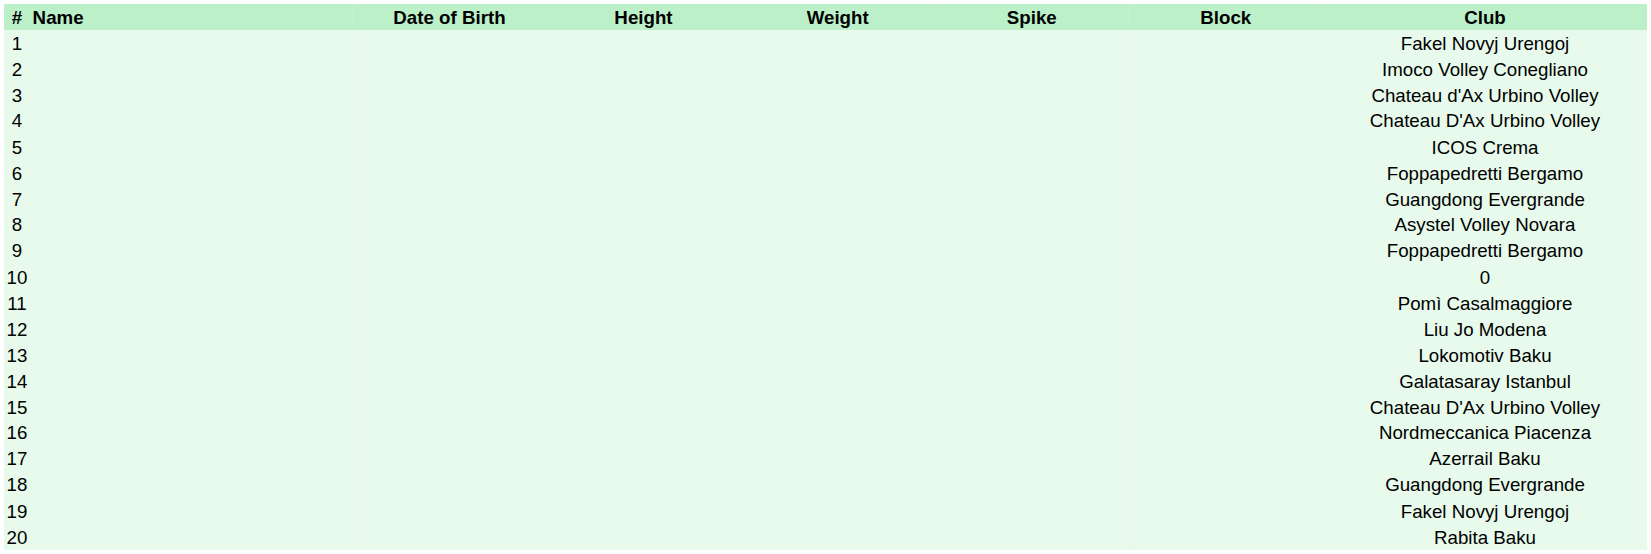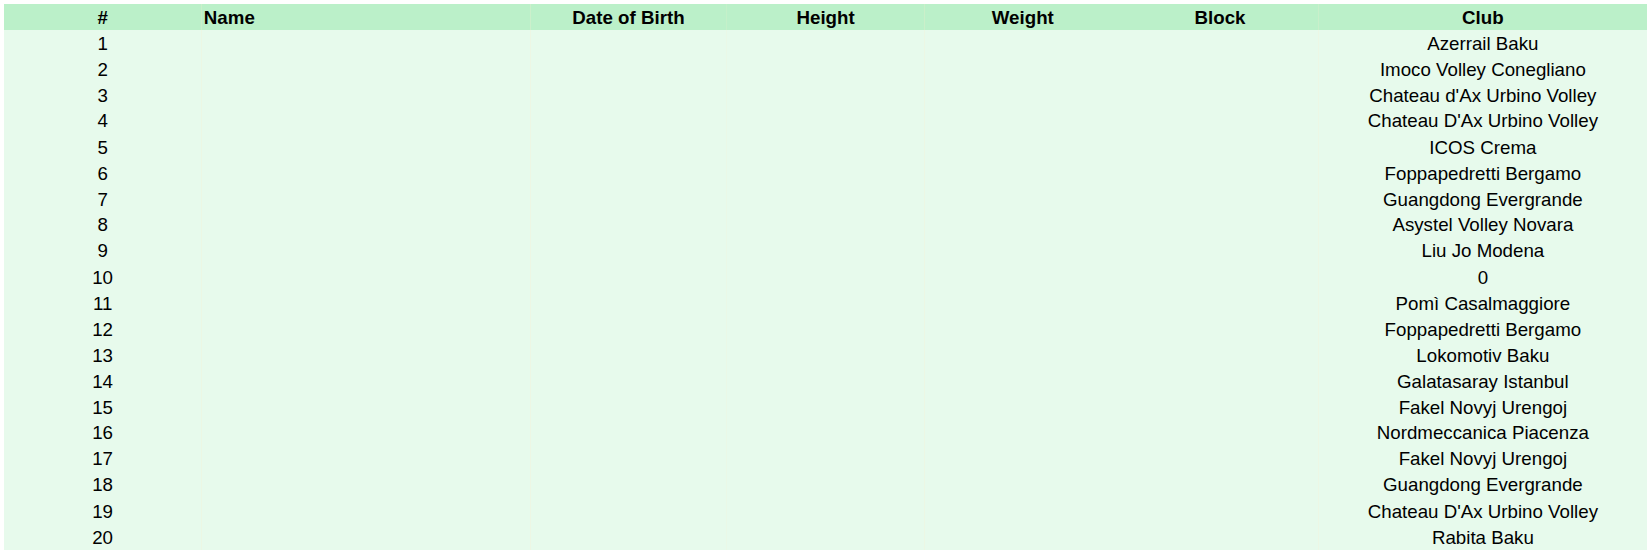- column: (1032, 17)
(1485, 43) Fakel Novyj Urengoj -> (1483, 43) Azerrail Baku
(1485, 251) Foppapedretti Bergamo -> (1483, 251) Liu Jo Modena
(1485, 329) Liu Jo Modena -> (1483, 329) Foppapedretti Bergamo
(1485, 407) Chateau D'Ax Urbino Volley -> (1483, 407) Fakel Novyj Urengoj
(1485, 459) Azerrail Baku -> (1483, 459) Fakel Novyj Urengoj
(1485, 511) Fakel Novyj Urengoj -> (1483, 511) Chateau D'Ax Urbino Volley
